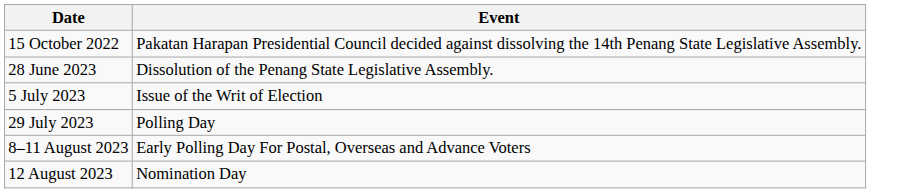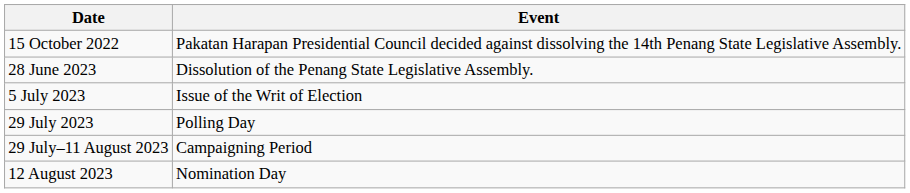+ row: (88, 148)
- row: (68, 148)
